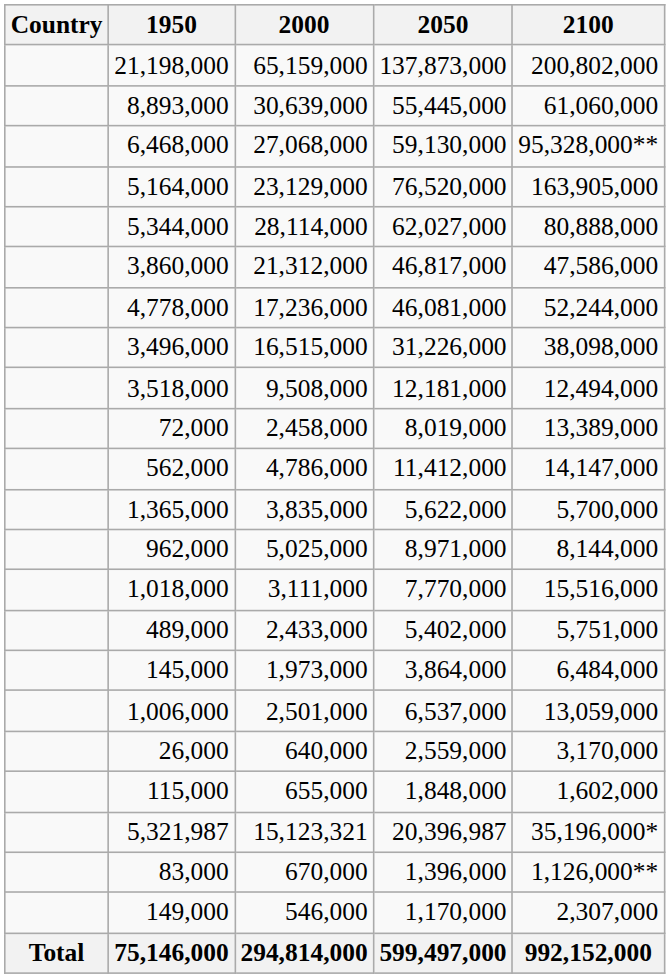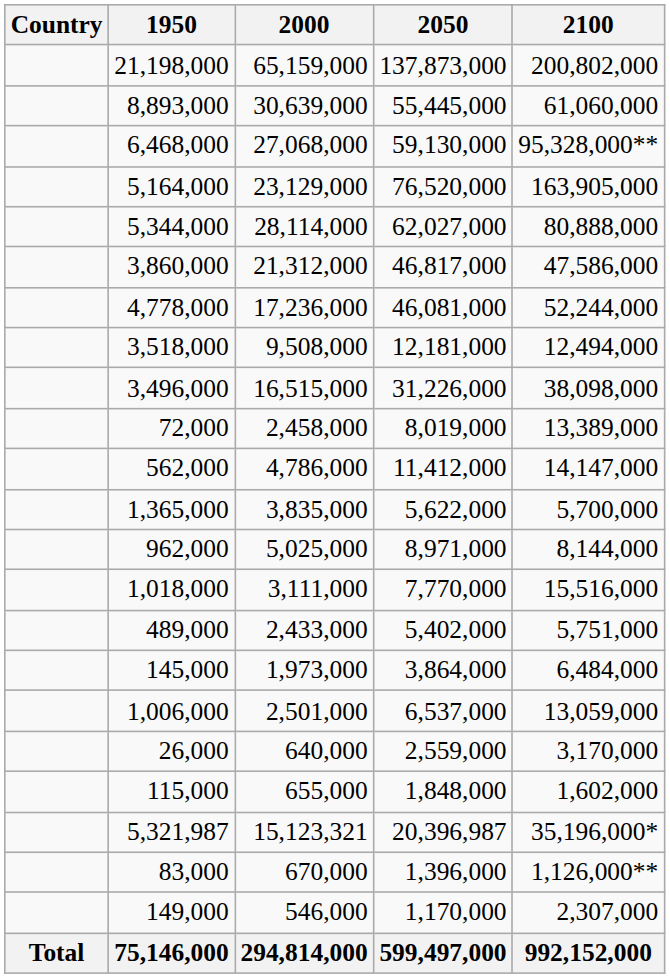rows swapped: (178, 347) <-> (178, 387)
